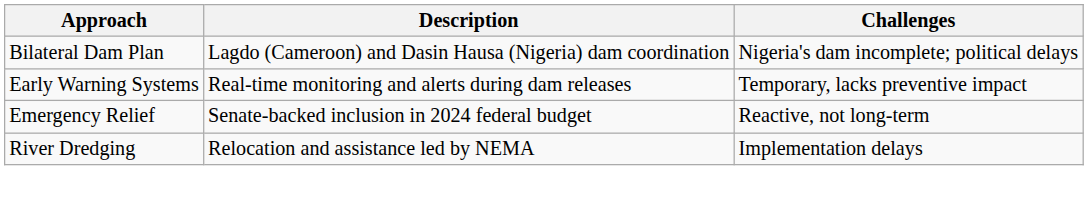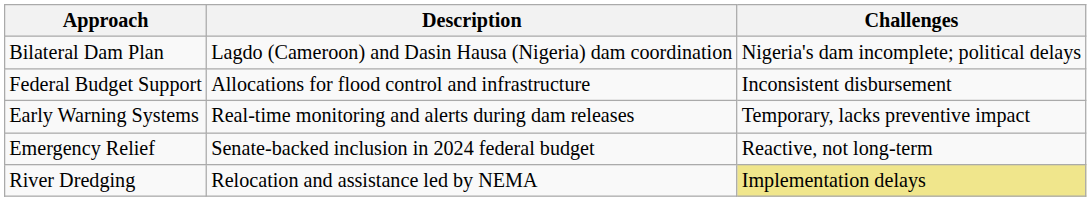+ row: (106, 84)
(831, 148) no background -> (834, 180) khaki background
